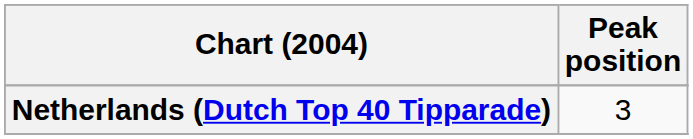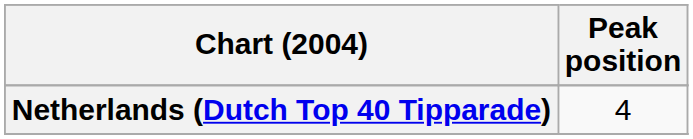(623, 109) 3 -> (623, 109) 4
